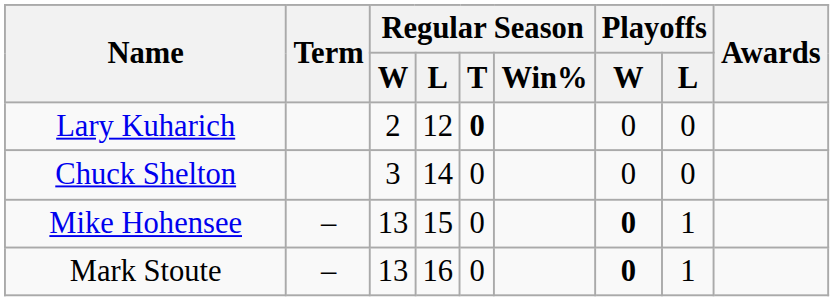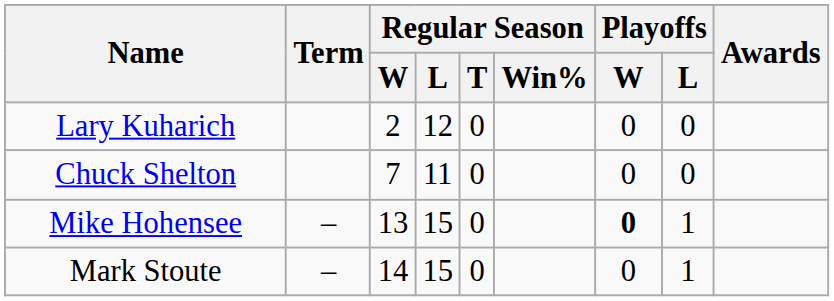(477, 125) bold -> (477, 125) normal
(393, 174) 3 -> (393, 174) 7
(438, 174) 14 -> (438, 174) 11
(393, 271) 13 -> (393, 271) 14
(438, 271) 16 -> (438, 271) 15
(628, 271) bold -> (628, 271) normal
